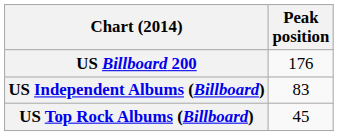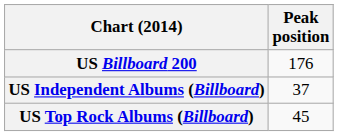(301, 90) 83 -> (301, 90) 37
